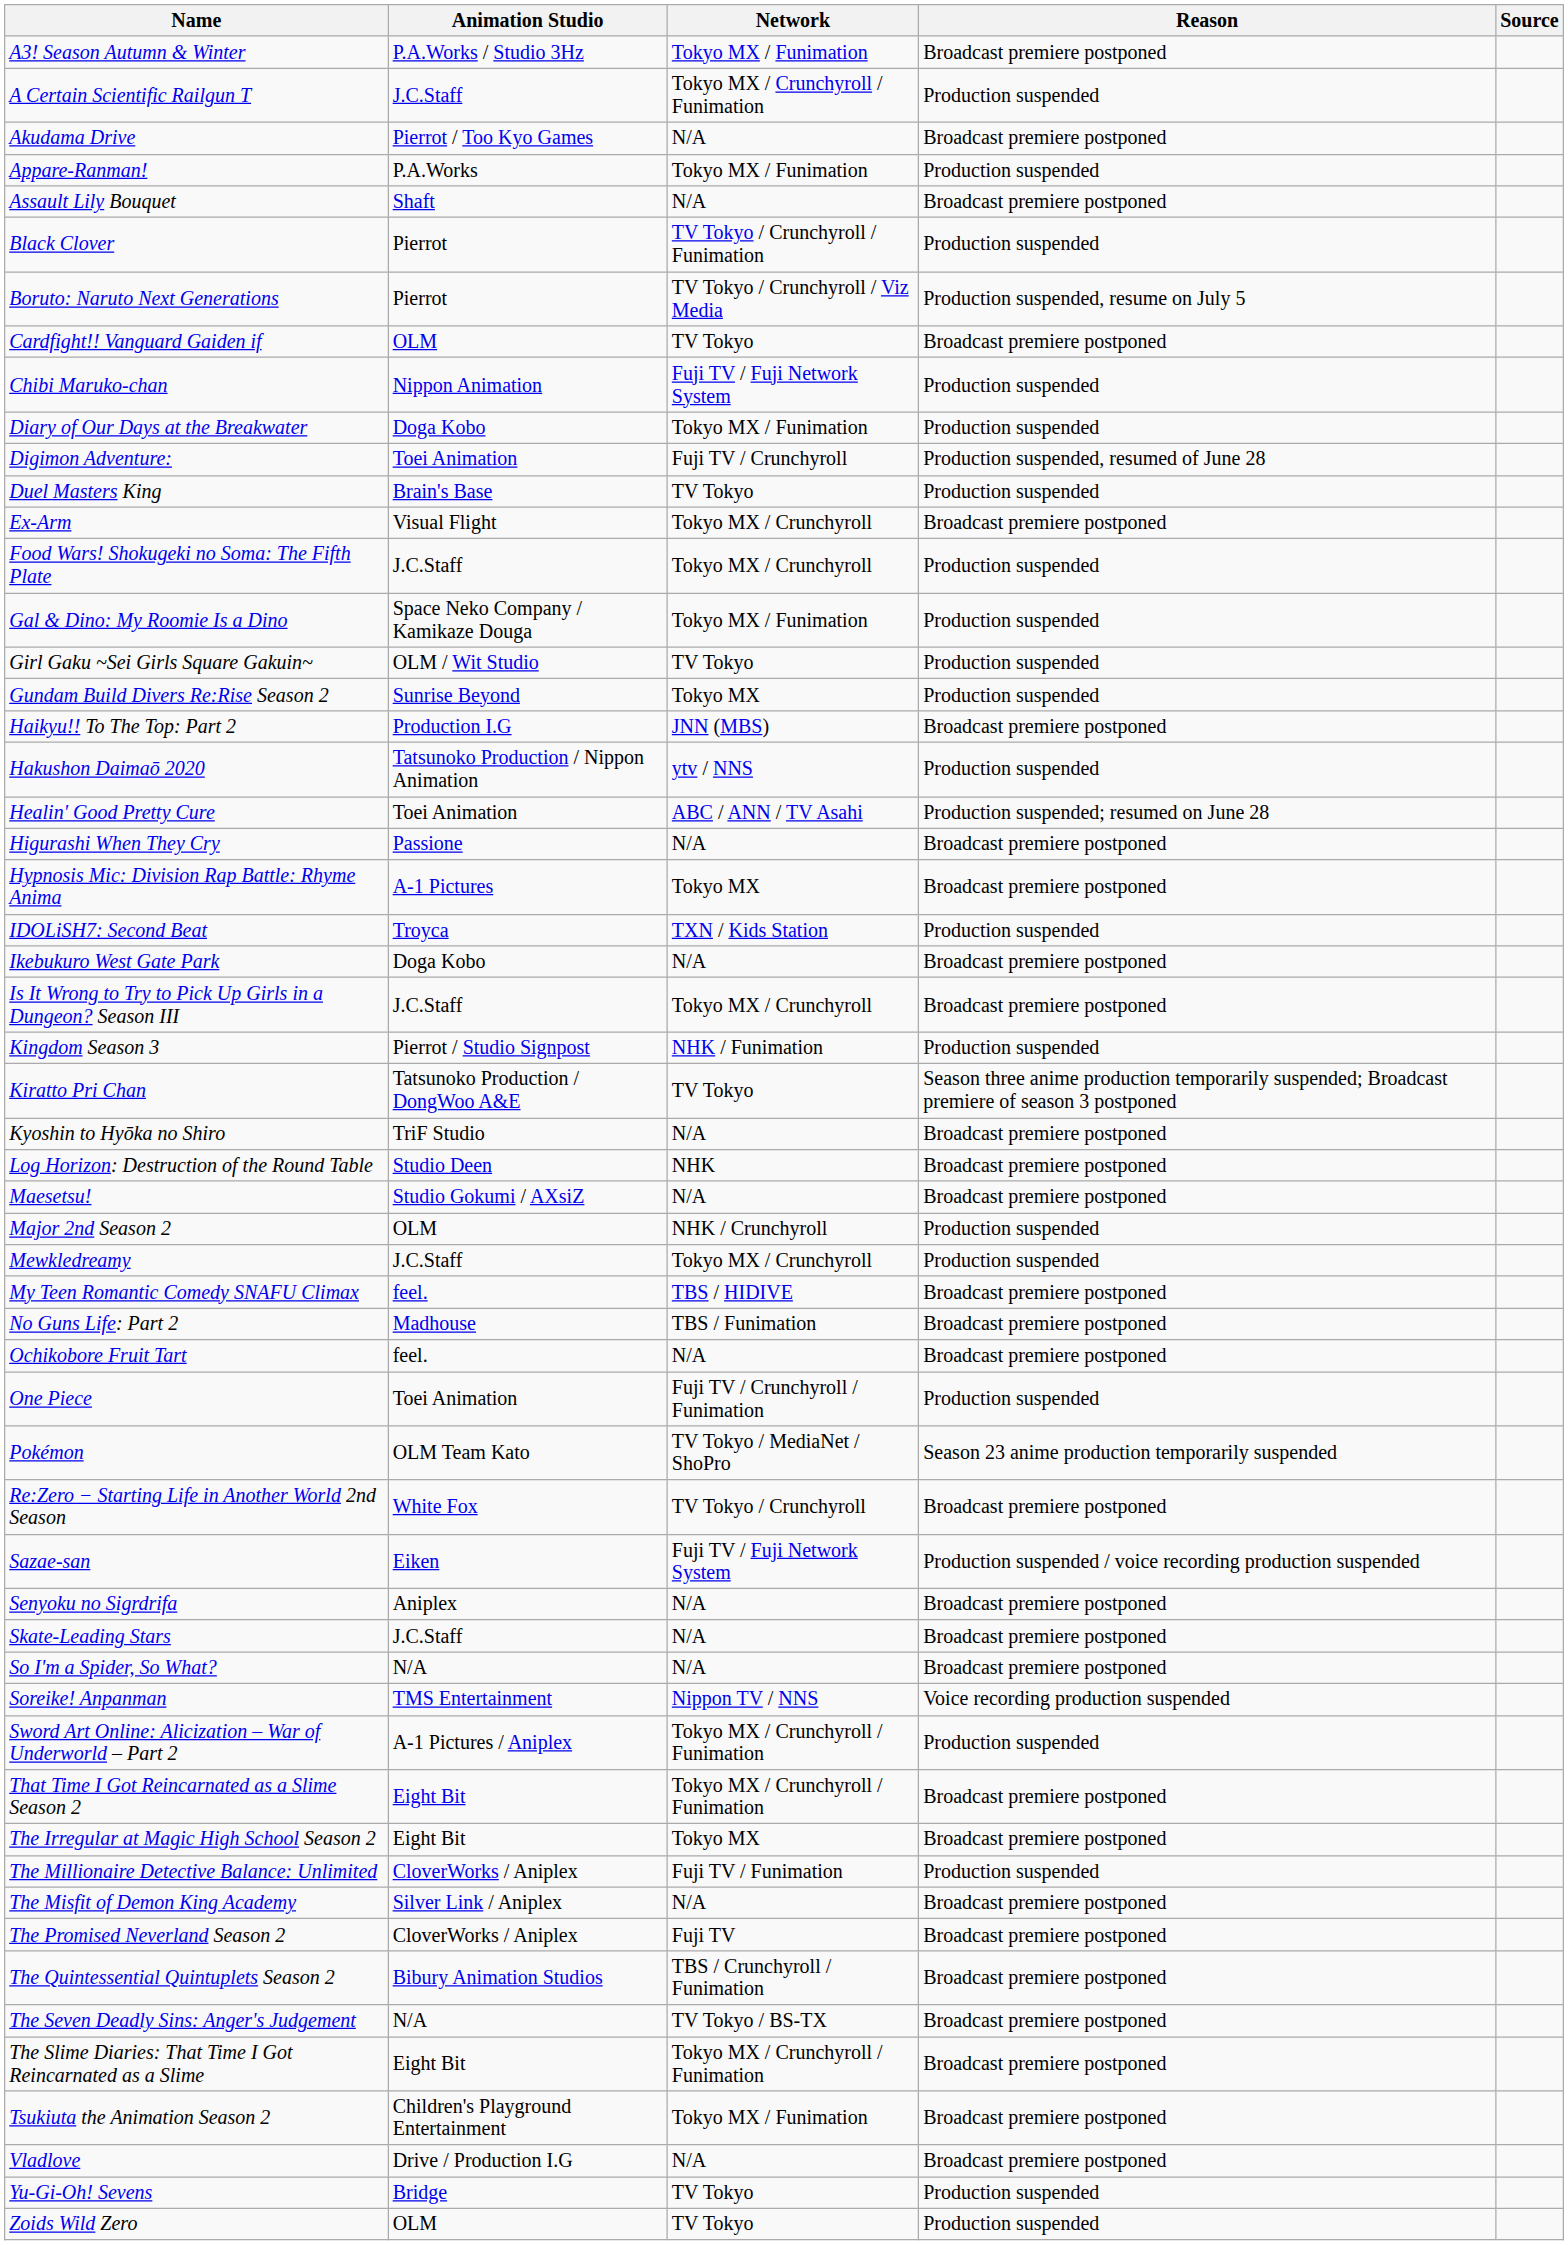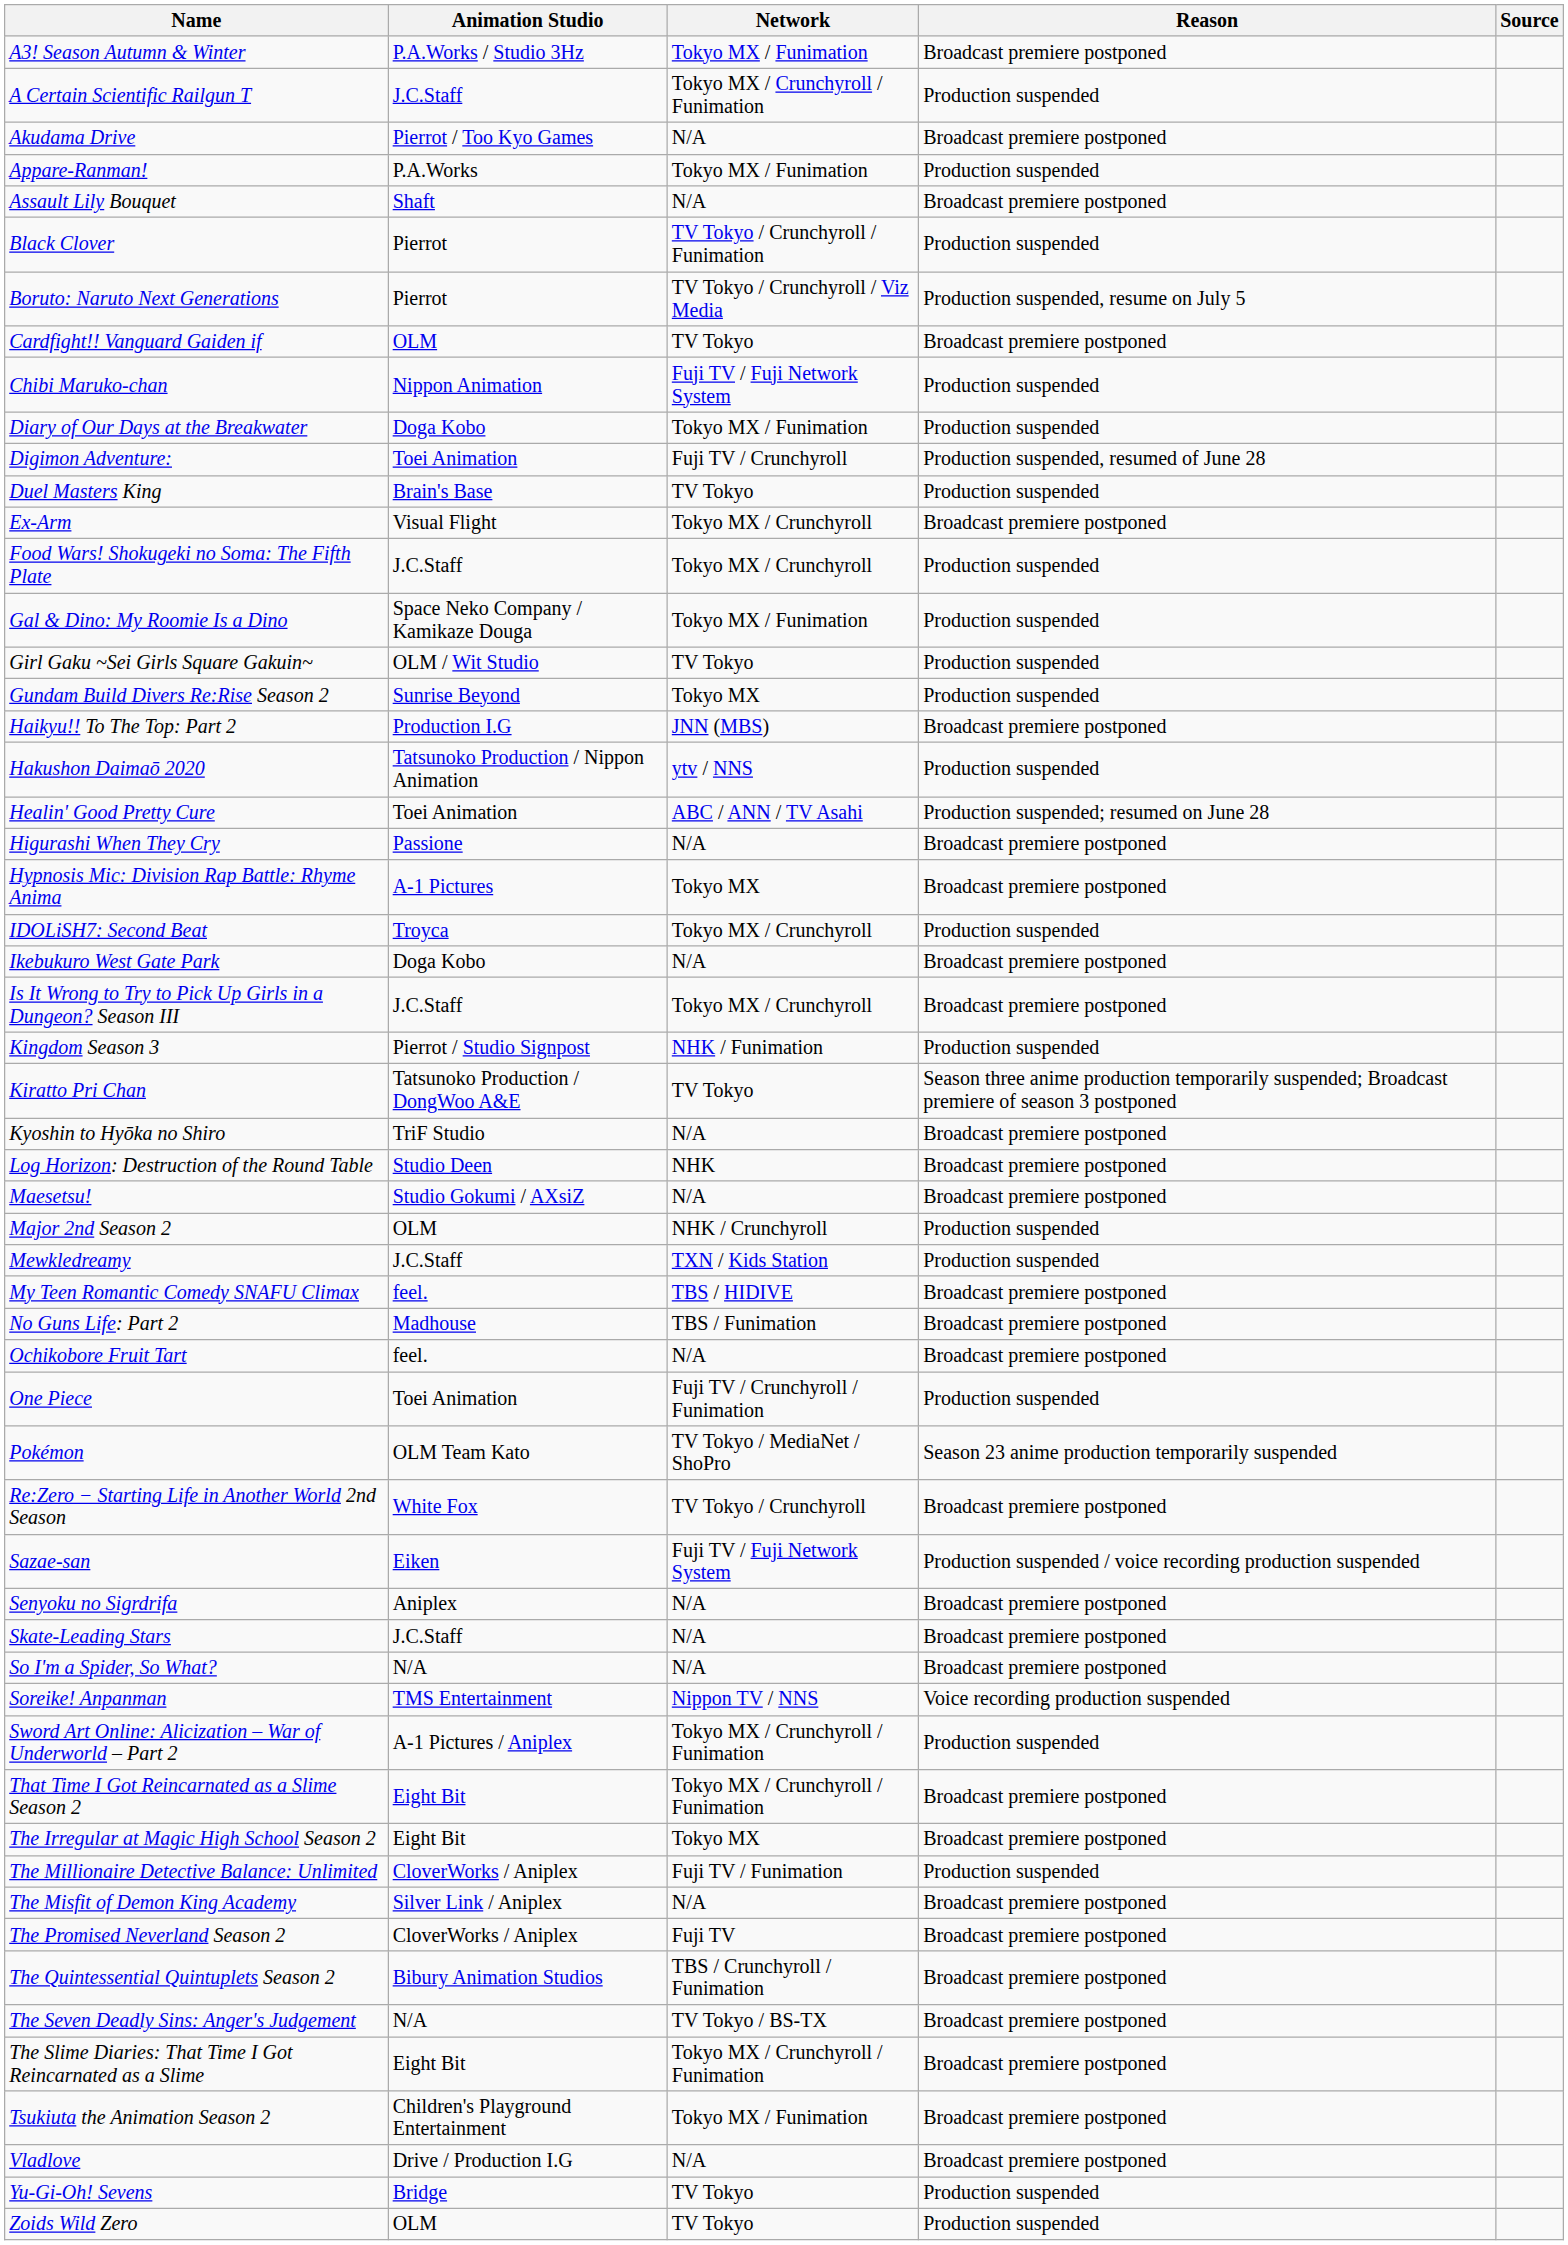(750, 929) TXN / Kids Station -> (772, 929) Tokyo MX / Crunchyroll
(772, 1260) Tokyo MX / Crunchyroll -> (750, 1260) TXN / Kids Station
